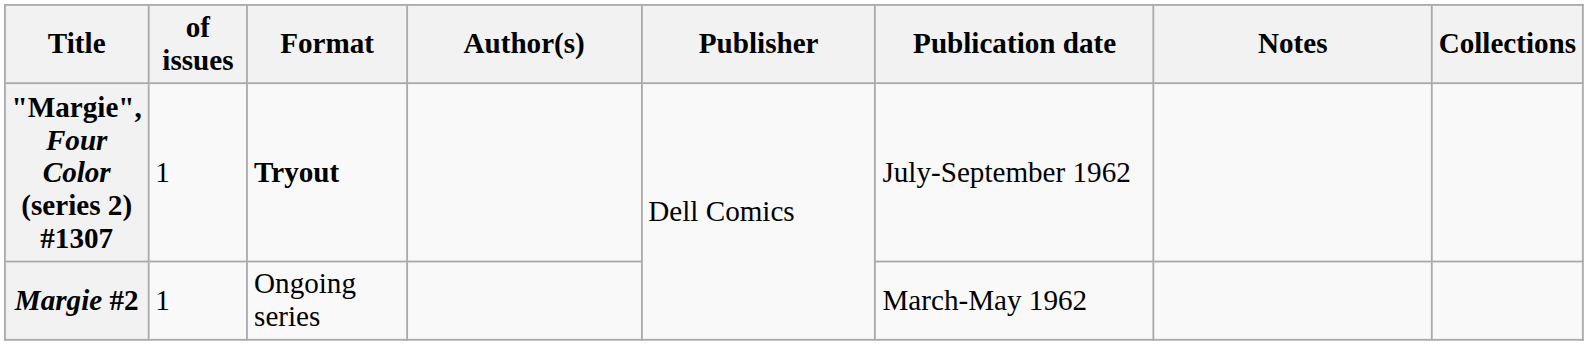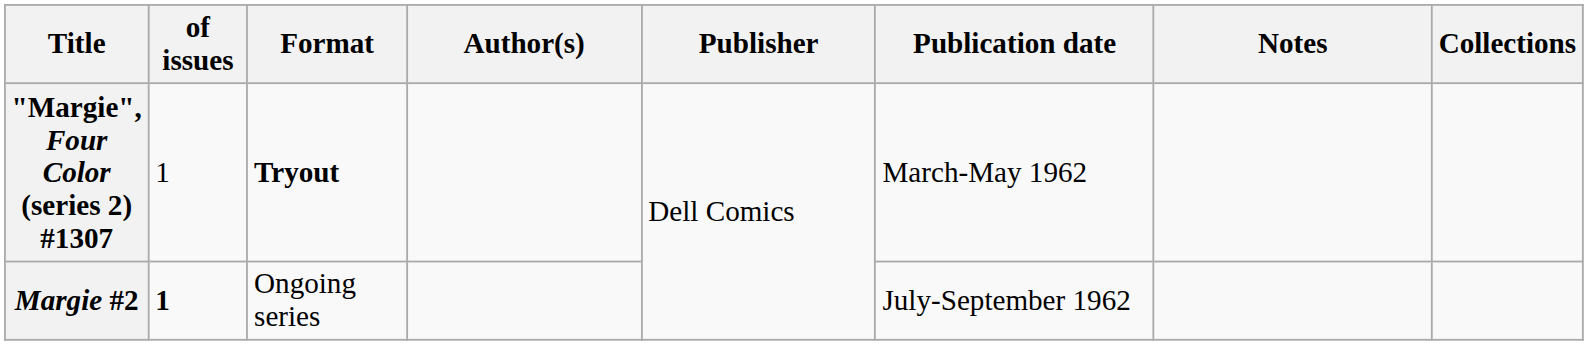(1007, 172) July-September 1962 -> (985, 172) March-May 1962
(162, 300) normal -> (162, 300) bold
(985, 300) March-May 1962 -> (1007, 300) July-September 1962
